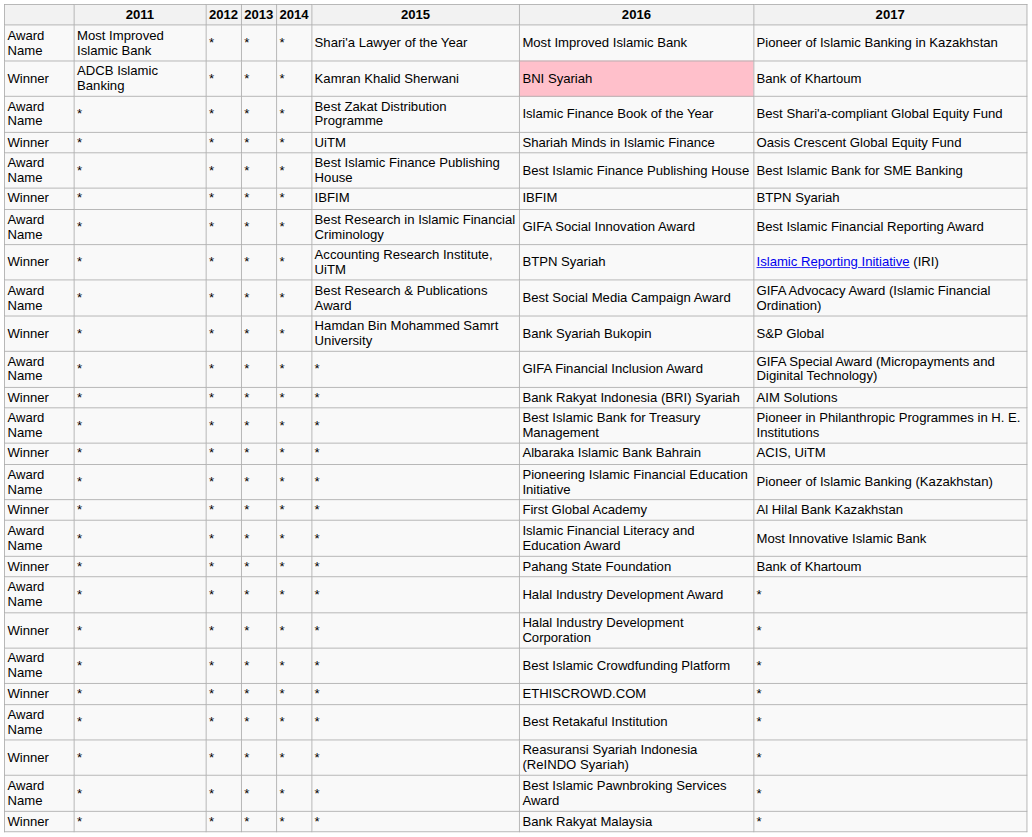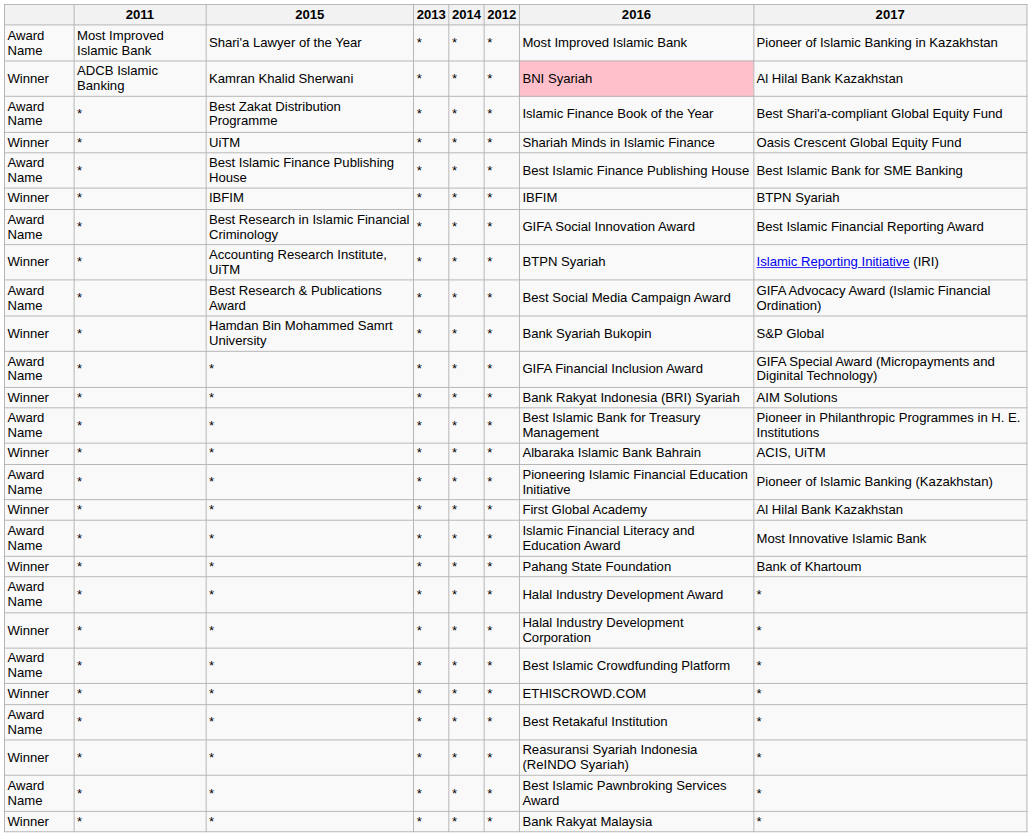columns swapped: (224, 14) <-> (415, 14)
(809, 78) Bank of Khartoum -> (830, 78) Al Hilal Bank Kazakhstan
